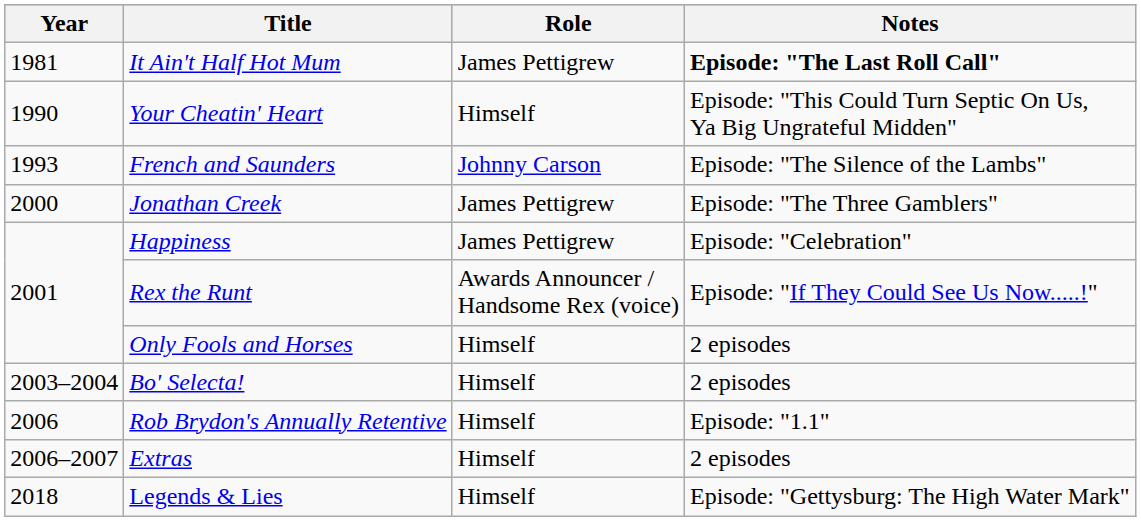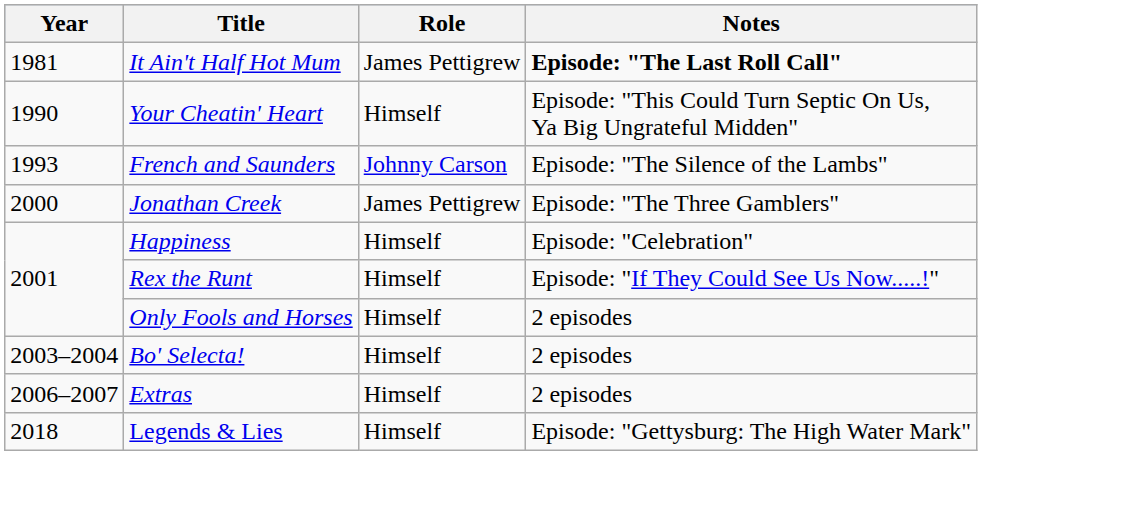(536, 240) James Pettigrew -> (402, 240) Himself
(568, 292) Awards Announcer / Handsome Rex (voice) -> (402, 278) Himself
- row: (288, 420)
